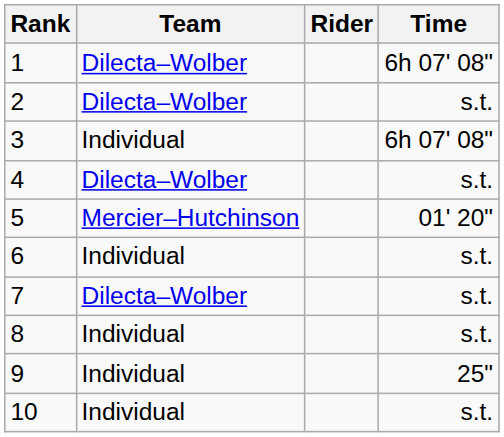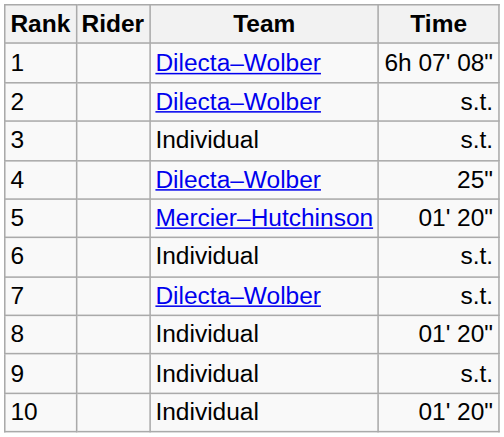columns swapped: (342, 23) <-> (190, 23)
(439, 140) 6h 07' 08" -> (477, 140) s.t.
(477, 179) s.t. -> (475, 179) 25"
(477, 334) s.t. -> (456, 334) 01' 20"
(475, 373) 25" -> (477, 373) s.t.
(477, 412) s.t. -> (456, 412) 01' 20"
